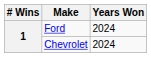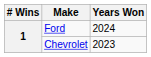(104, 45) 2024 -> (104, 45) 2023
